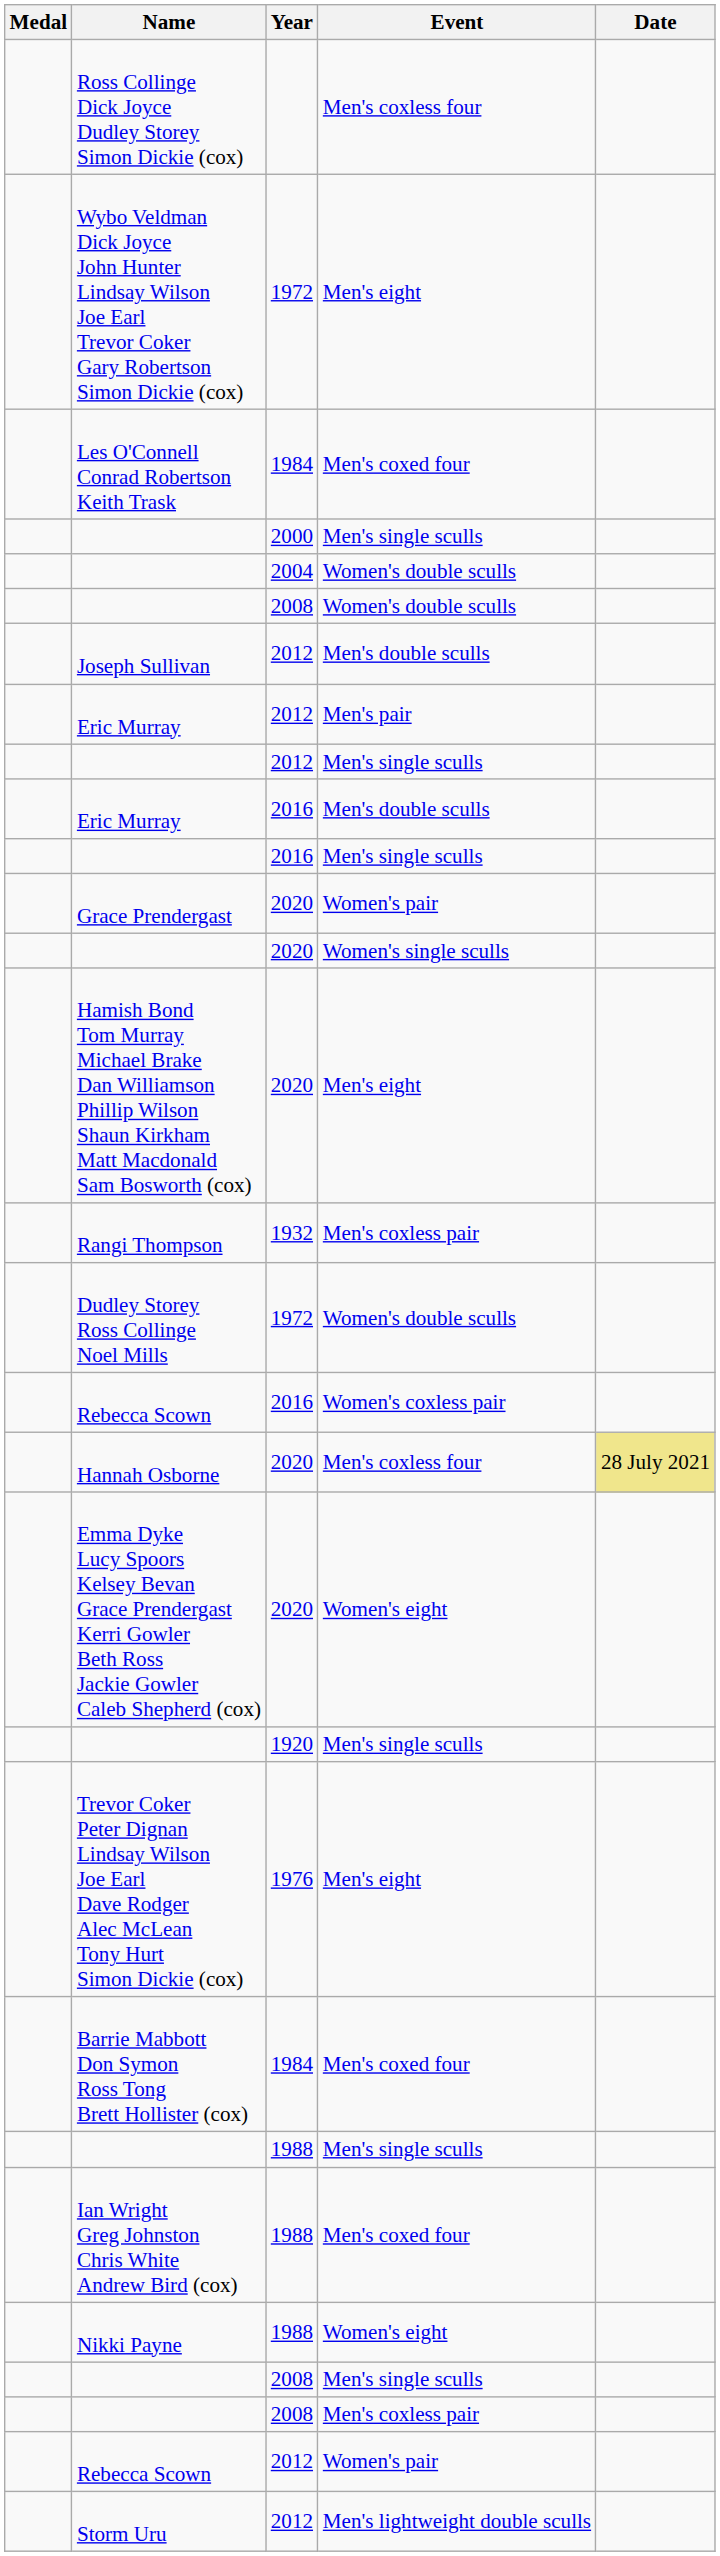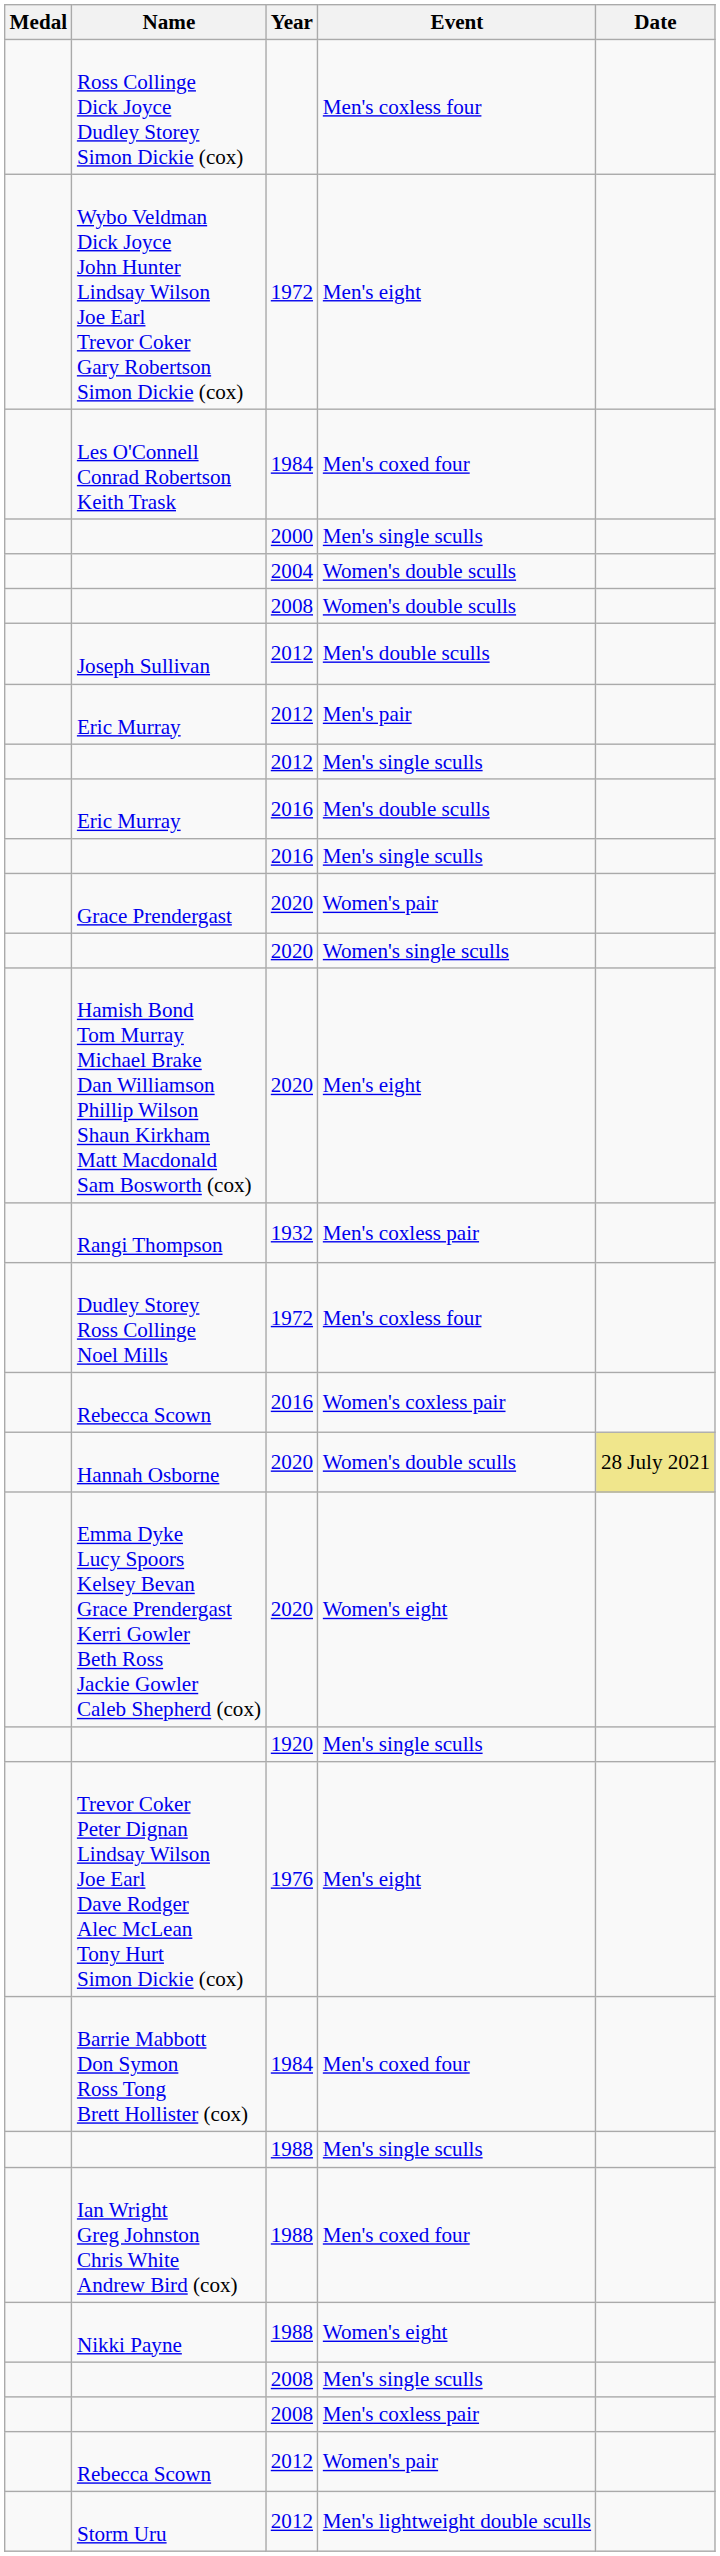(419, 1317) Women's double sculls -> (402, 1317) Men's coxless four
(402, 1462) Men's coxless four -> (419, 1462) Women's double sculls
